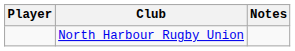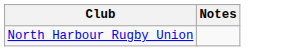- column: (30, 15)
